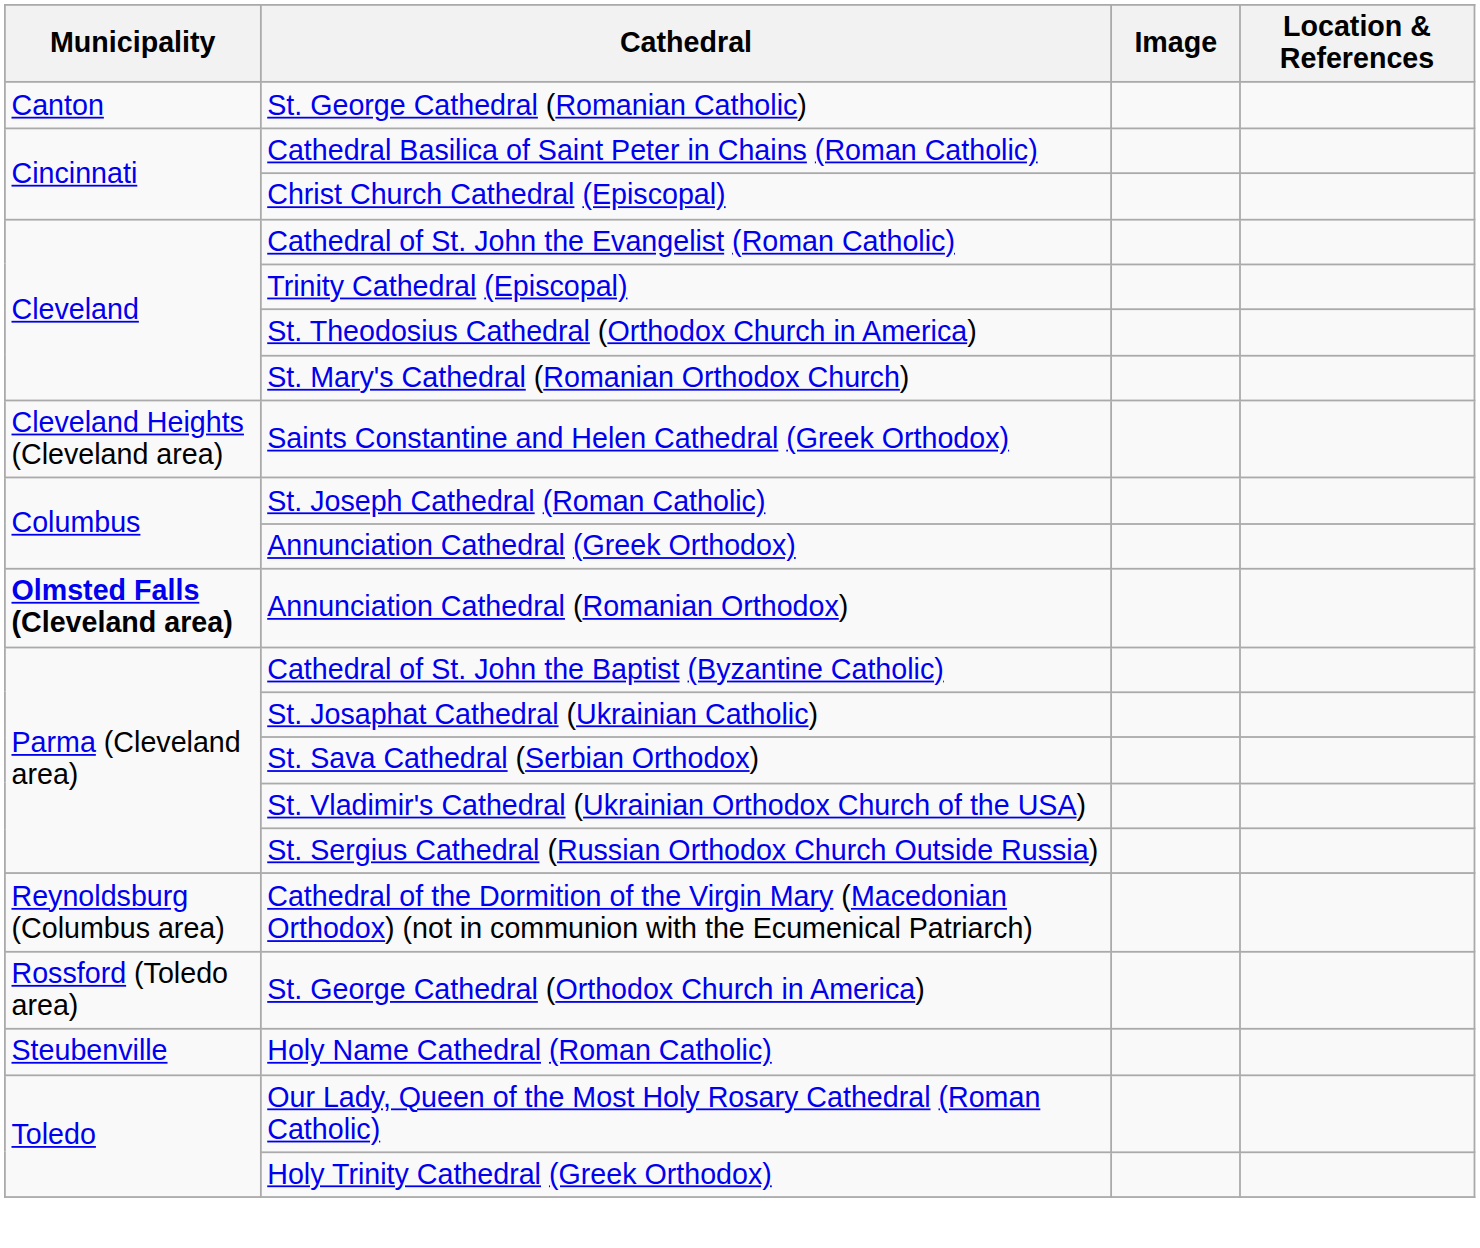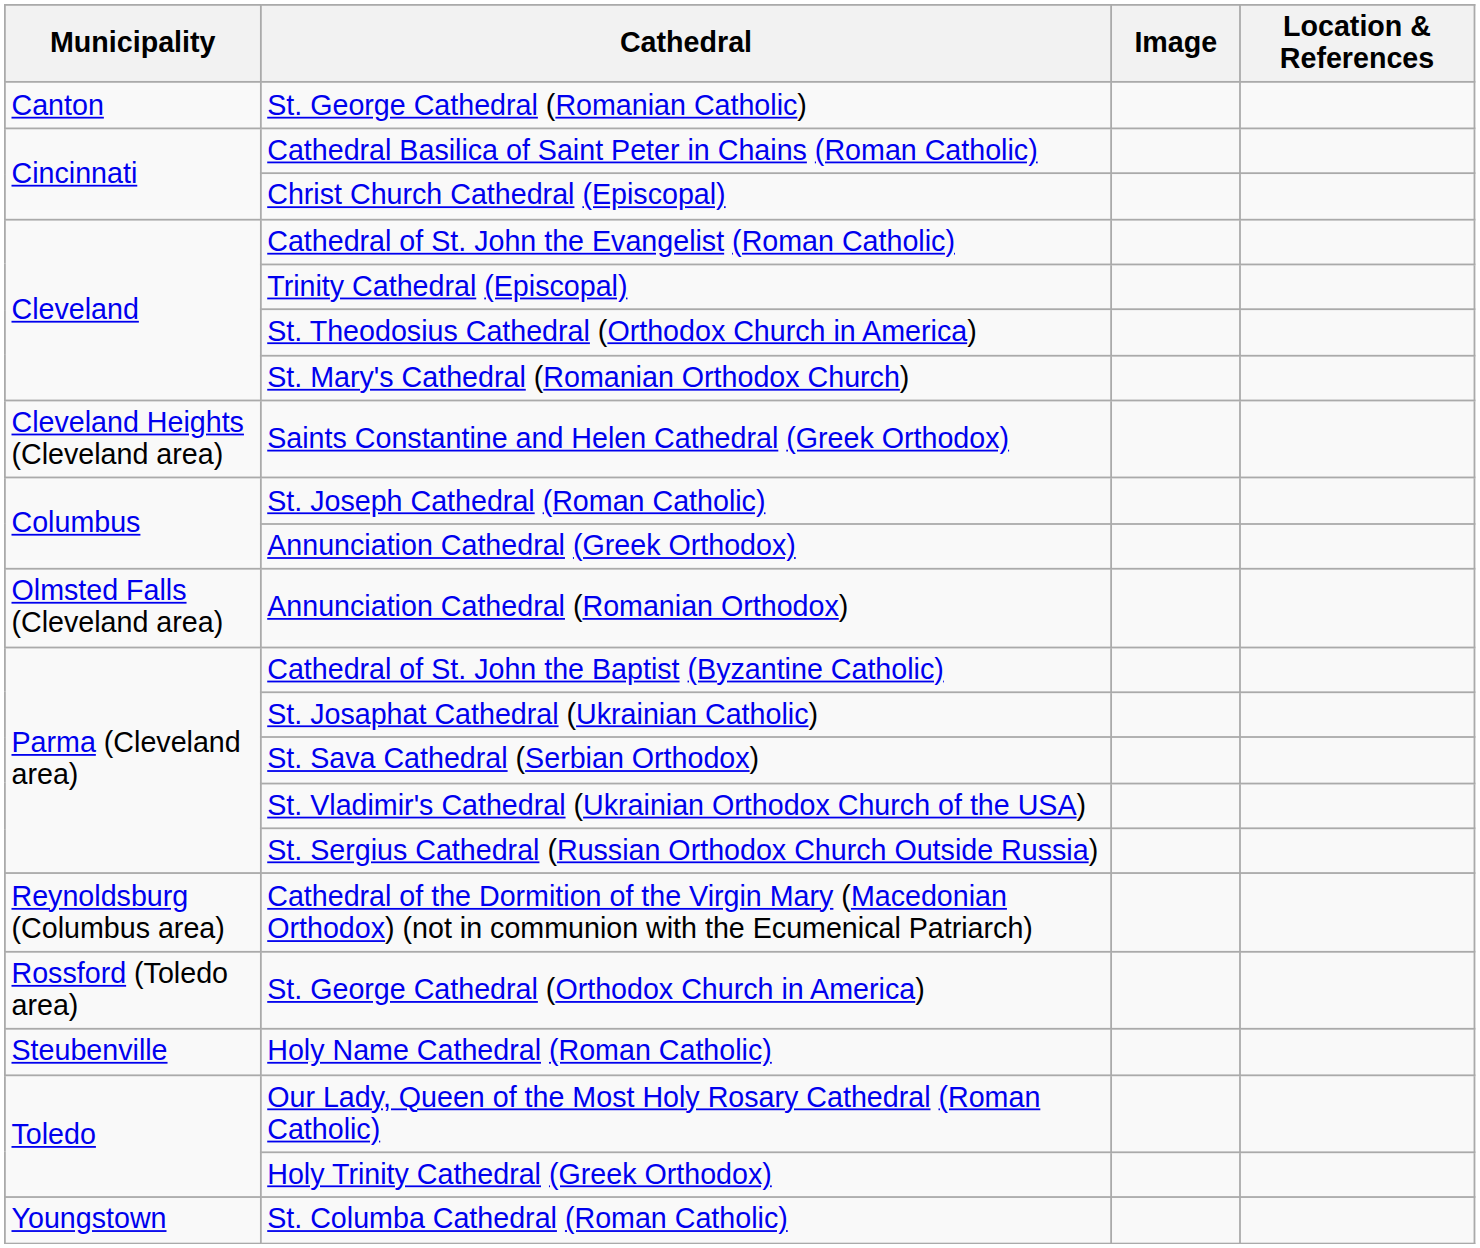(122, 607) bold -> (117, 607) normal
+ row: (527, 1219)
